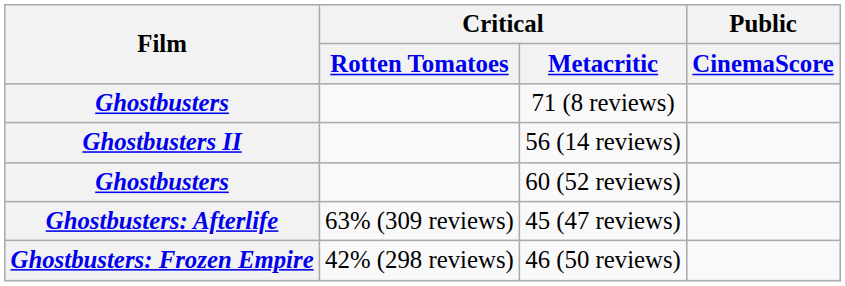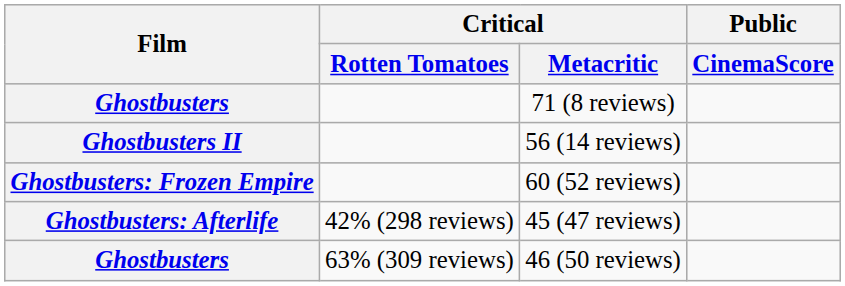(162, 181) Ghostbusters -> (162, 181) Ghostbusters: Frozen Empire
(419, 220) 63% (309 reviews) -> (419, 220) 42% (298 reviews)
(162, 260) Ghostbusters: Frozen Empire -> (162, 260) Ghostbusters
(419, 260) 42% (298 reviews) -> (419, 260) 63% (309 reviews)
